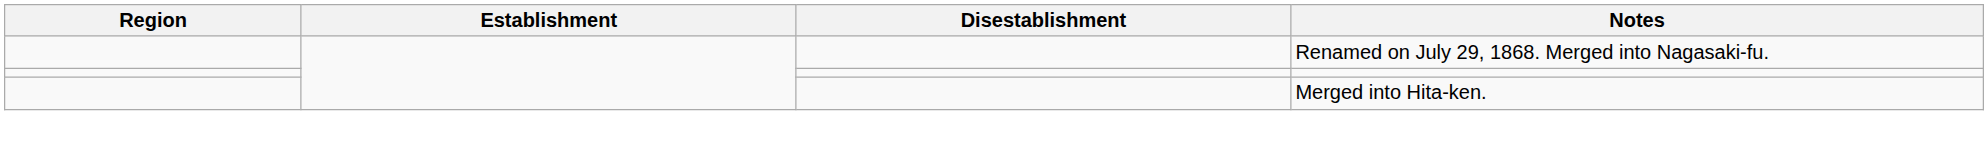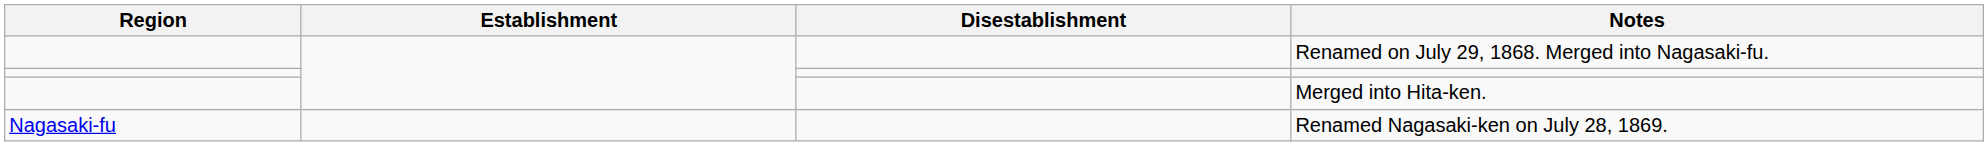+ row: (1482, 124)
